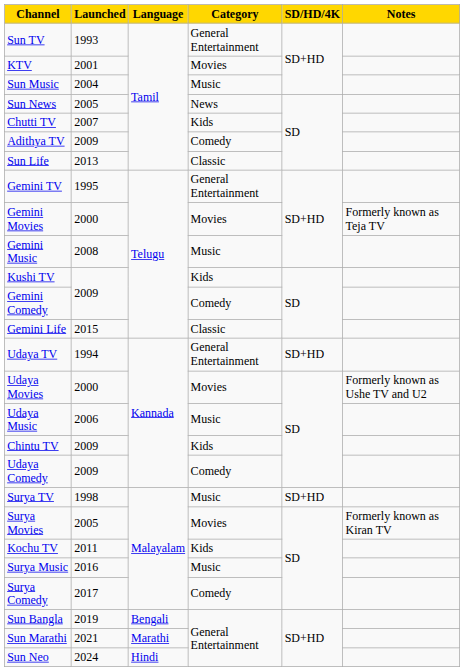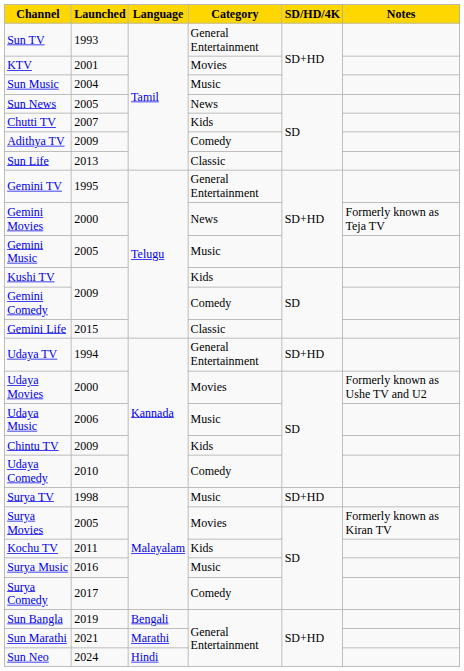(209, 219) Movies -> (204, 219) News
(86, 251) 2008 -> (86, 251) 2005
(86, 471) 2009 -> (86, 471) 2010
